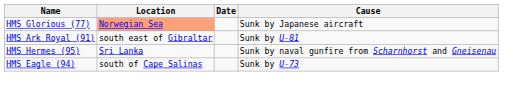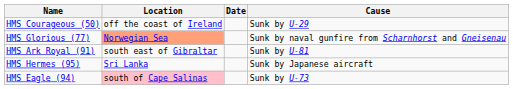+ row: (53, 24)
(302, 24) Sunk by Japanese aircraft -> (378, 38) Sunk by naval gunfire from Scharnhorst and Gneisenau
(368, 51) Sunk by naval gunfire from Scharnhorst and Gneisenau -> (311, 64) Sunk by Japanese aircraft
(151, 64) no background -> (156, 78) pink background
